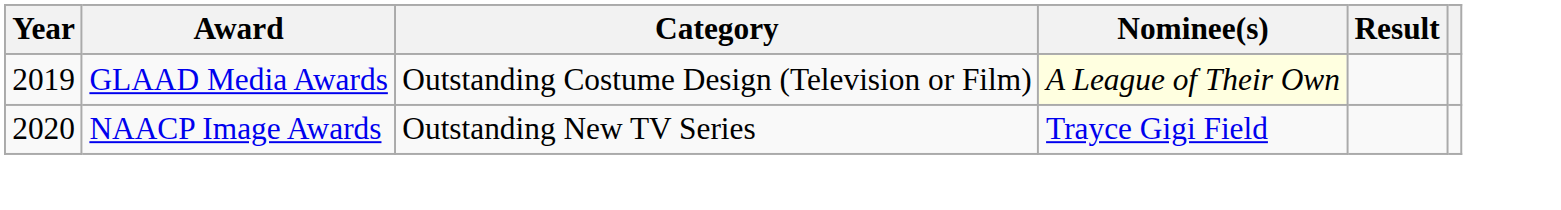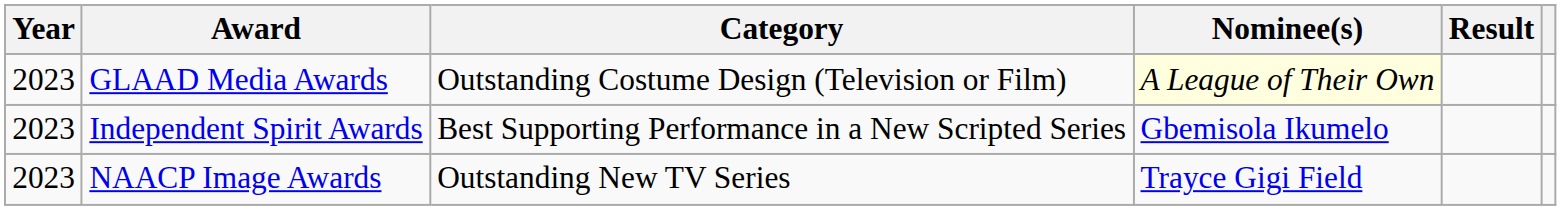(44, 79) 2019 -> (44, 79) 2023
+ row: (256, 128)
(44, 128) 2020 -> (44, 178) 2023
